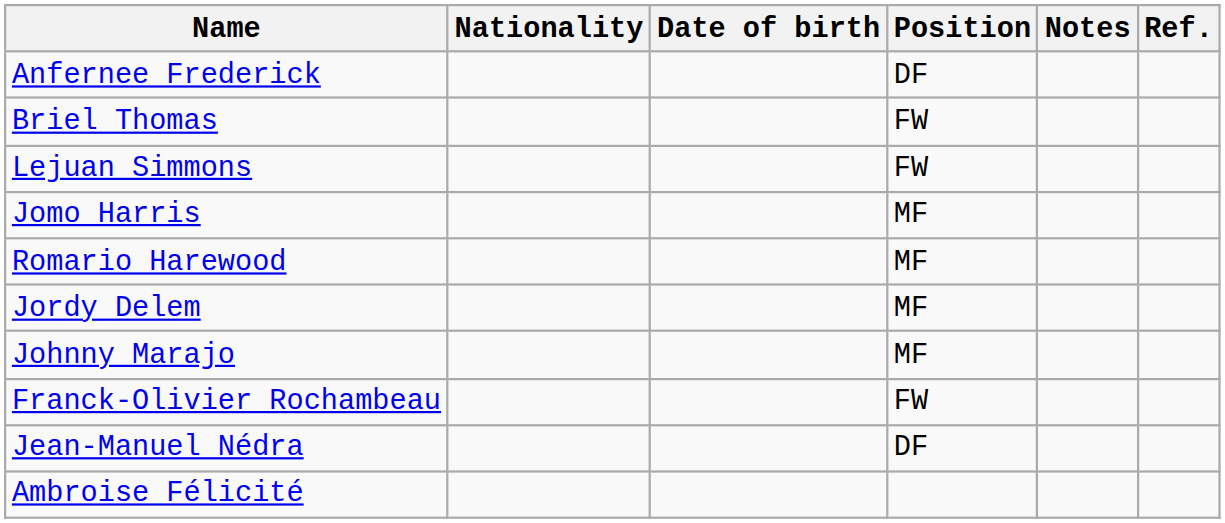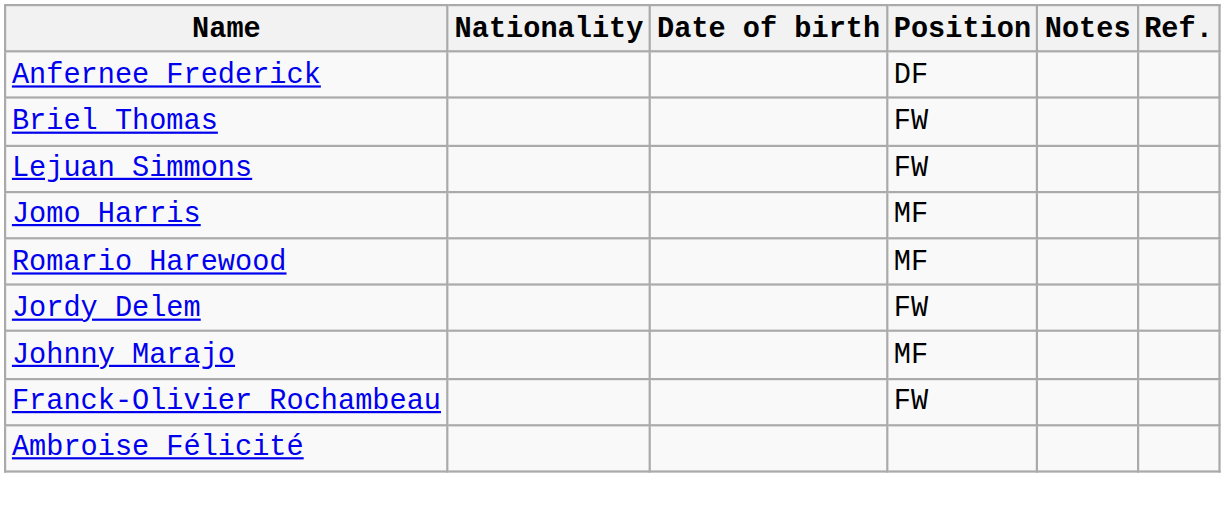(911, 308) MF -> (911, 308) FW
- row: (158, 448)
